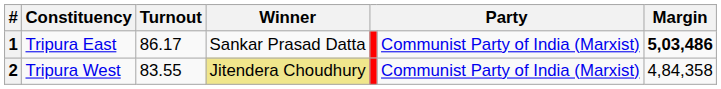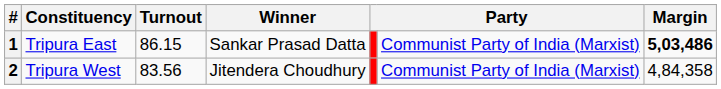(161, 44) 86.17 -> (161, 44) 86.15
(161, 71) 83.55 -> (161, 71) 83.56
(288, 71) khaki background -> (288, 71) no background
